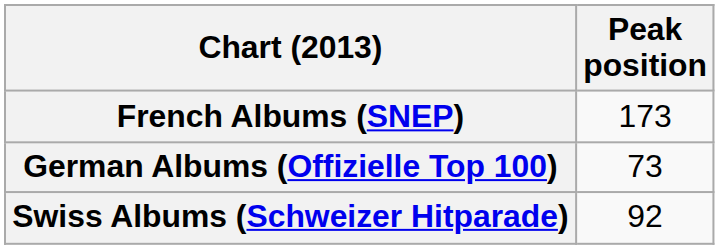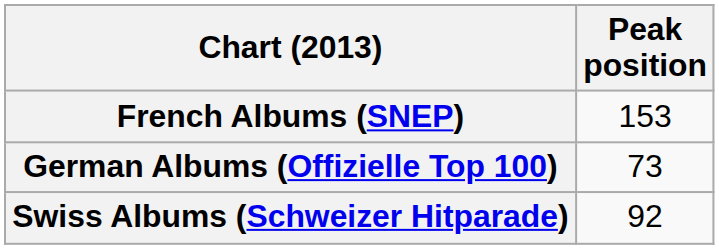(645, 116) 173 -> (645, 116) 153
